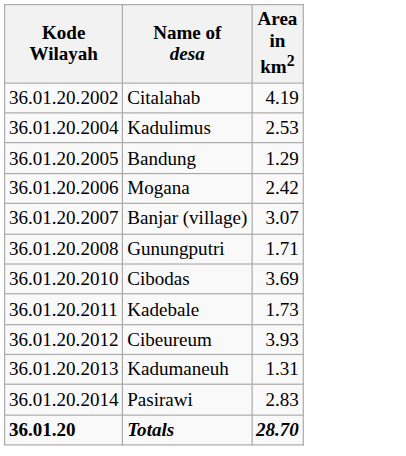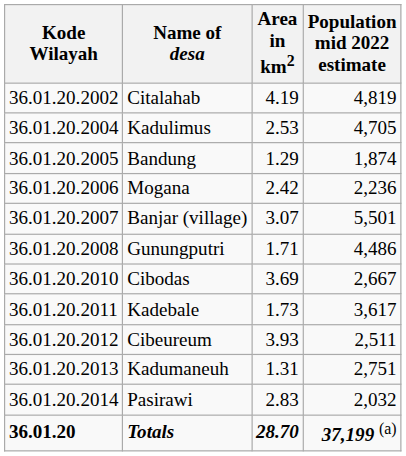+ column: (352, 43)
